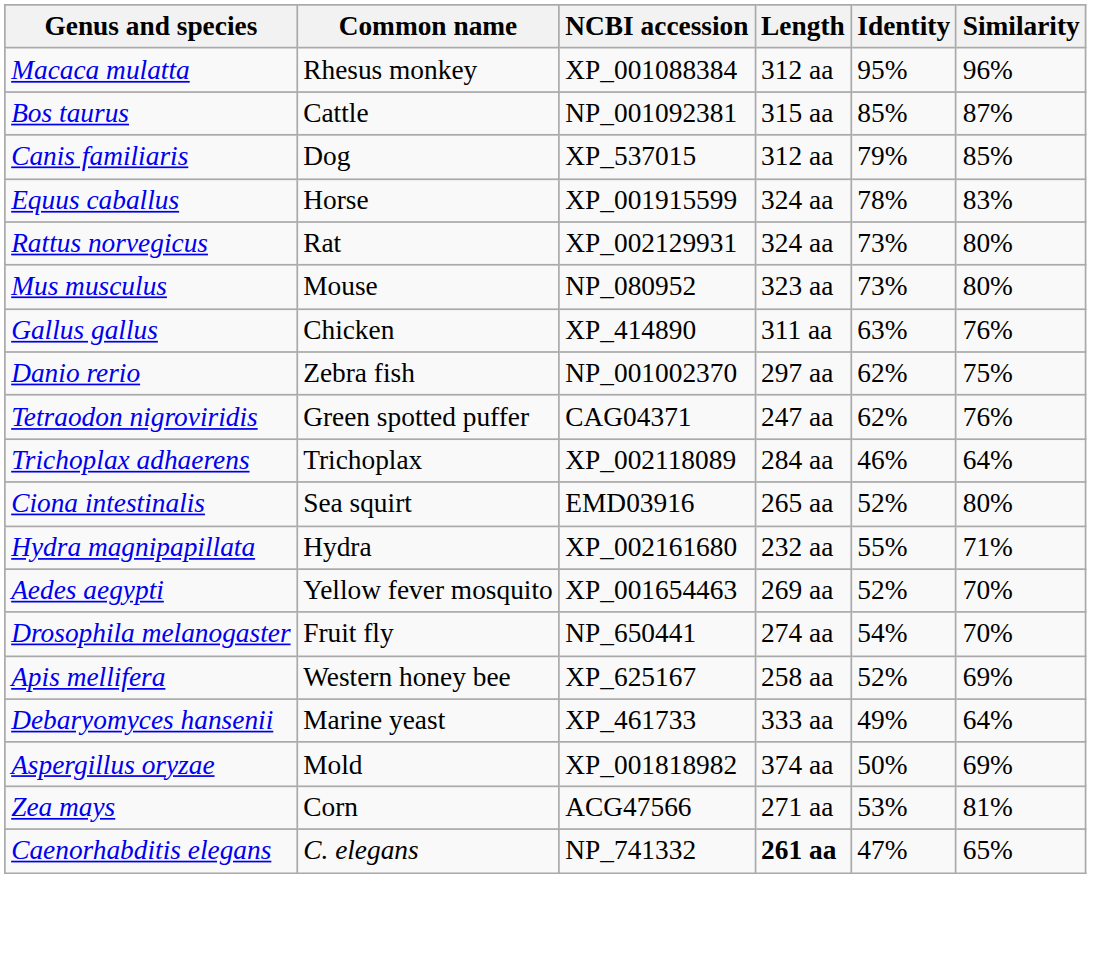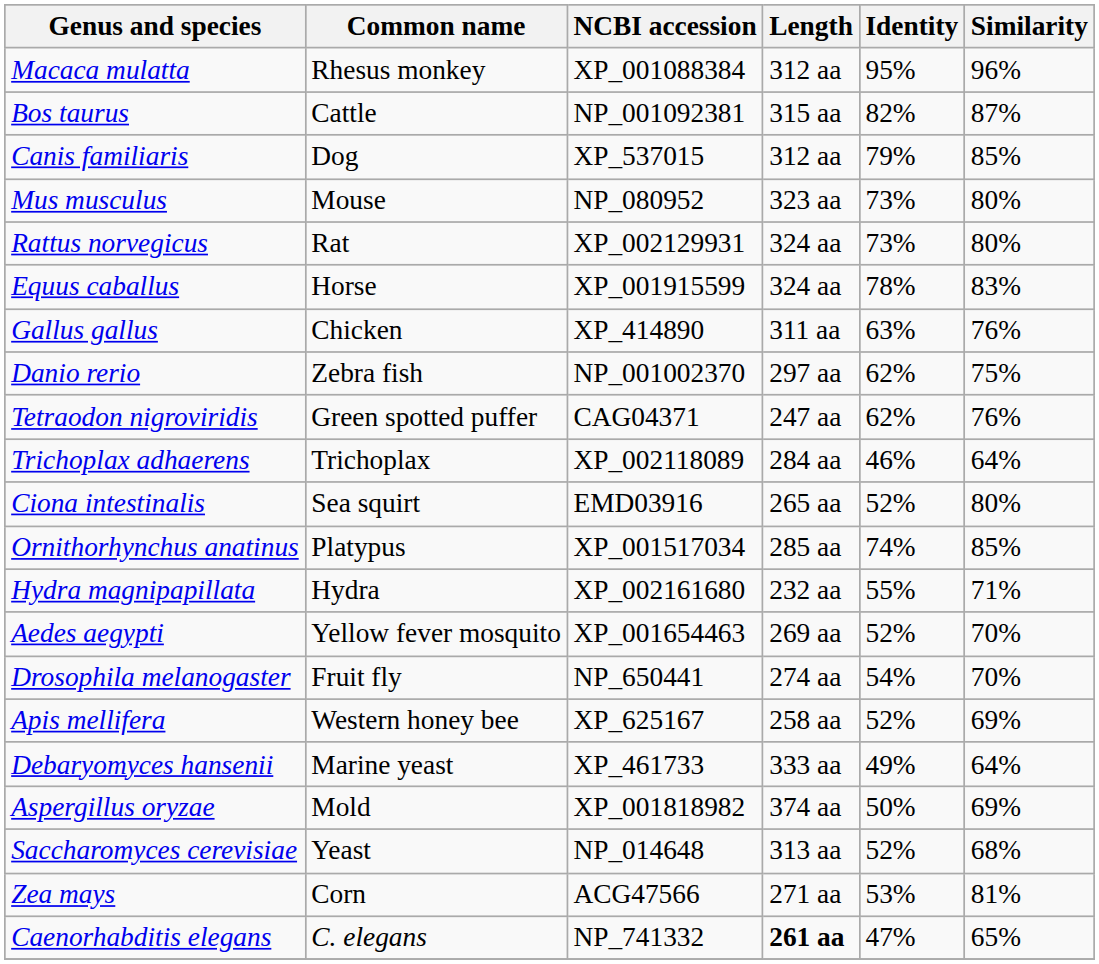(882, 112) 85% -> (891, 112) 82%
rows swapped: (95, 199) <-> (89, 286)
+ row: (155, 546)
+ row: (154, 850)
